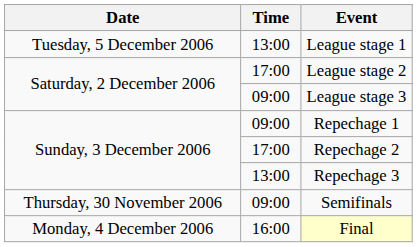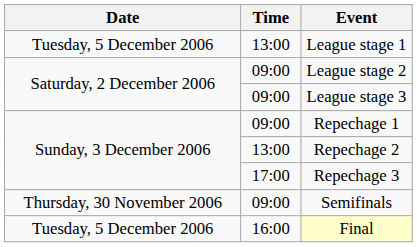(271, 70) 17:00 -> (271, 70) 09:00
(271, 149) 17:00 -> (271, 149) 13:00
(271, 176) 13:00 -> (271, 176) 17:00
(123, 228) Monday, 4 December 2006 -> (123, 228) Tuesday, 5 December 2006
